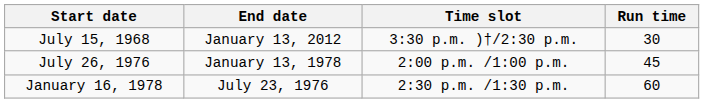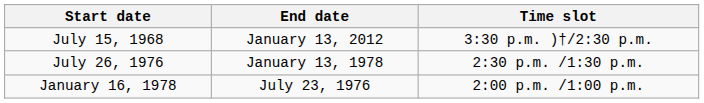- column: (652, 16)
(484, 63) 2:00 p.m. /1:00 p.m. -> (558, 63) 2:30 p.m. /1:30 p.m.
(484, 86) 2:30 p.m. /1:30 p.m. -> (558, 86) 2:00 p.m. /1:00 p.m.
